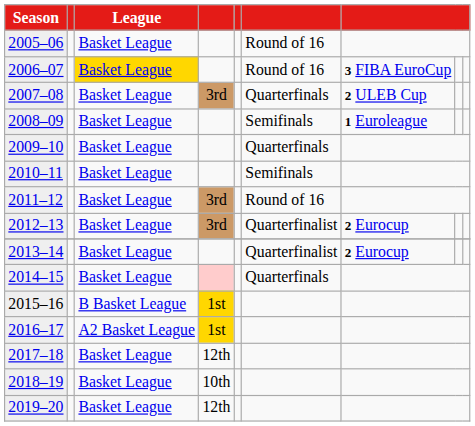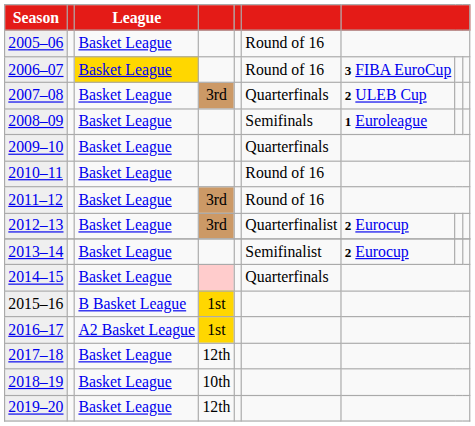(279, 173) Semifinals -> (285, 173) Round of 16
(291, 251) Quarterfinalist -> (283, 251) Semifinalist
